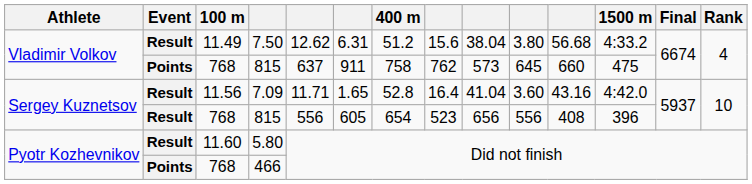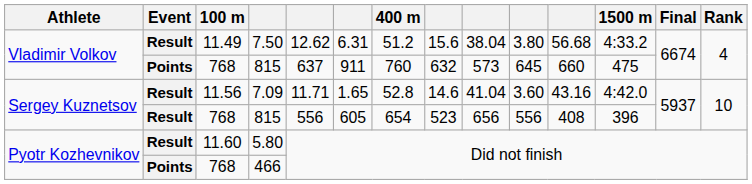(398, 68) 758 -> (398, 68) 760
(443, 68) 762 -> (443, 68) 632
(443, 93) 16.4 -> (443, 93) 14.6
